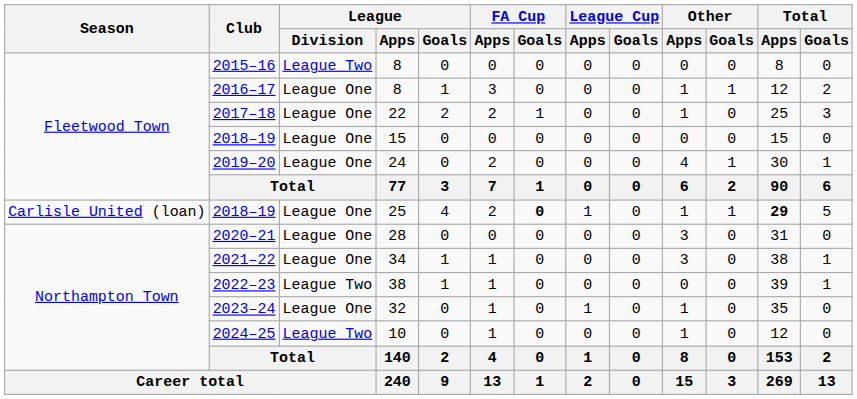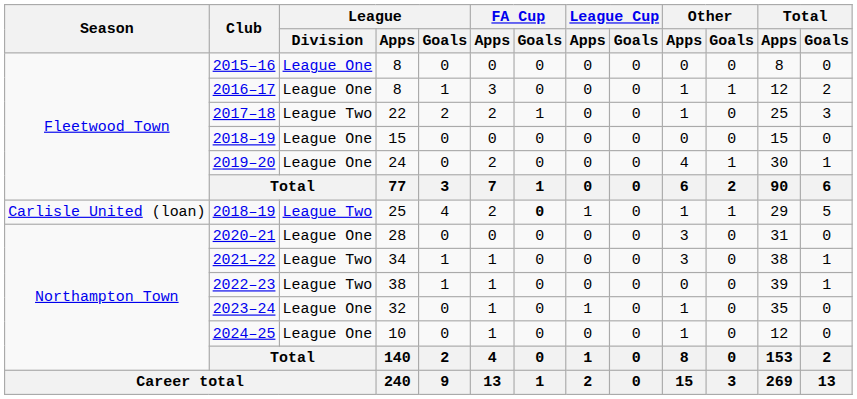(327, 65) League Two -> (327, 65) League One
(327, 114) League One -> (327, 114) League Two
(327, 212) League One -> (327, 212) League Two
(779, 212) bold -> (779, 212) normal
(327, 260) League One -> (327, 260) League Two
(327, 334) League Two -> (327, 334) League One
